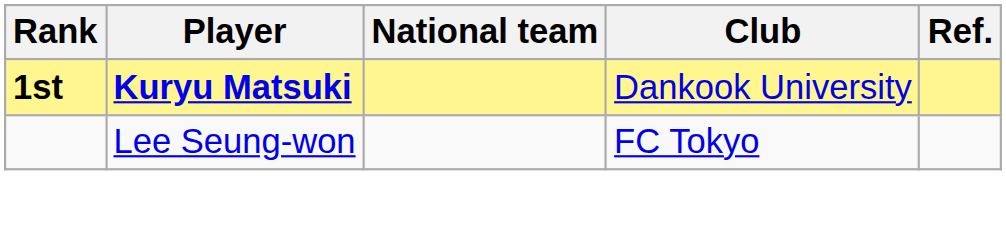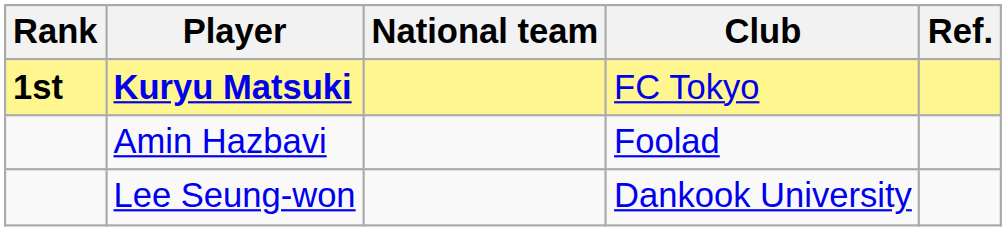(763, 86) Dankook University -> (687, 86) FC Tokyo
+ row: (220, 141)
(687, 141) FC Tokyo -> (763, 196) Dankook University
